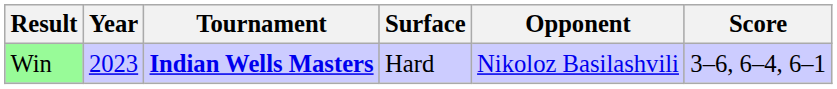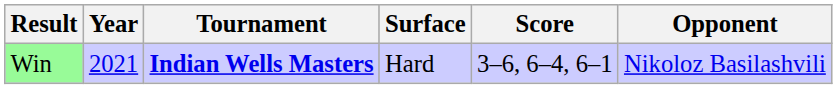columns swapped: (578, 24) <-> (758, 24)
(114, 63) 2023 -> (114, 63) 2021
